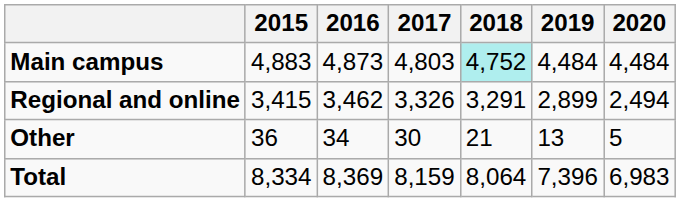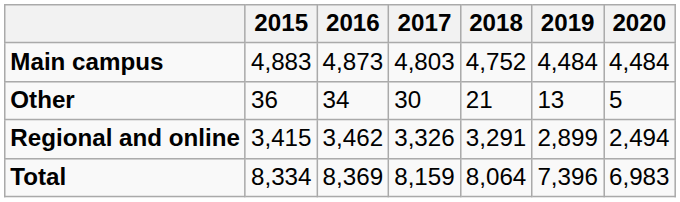(496, 61) paleturquoise background -> (496, 61) no background
rows swapped: (125, 100) <-> (43, 138)
